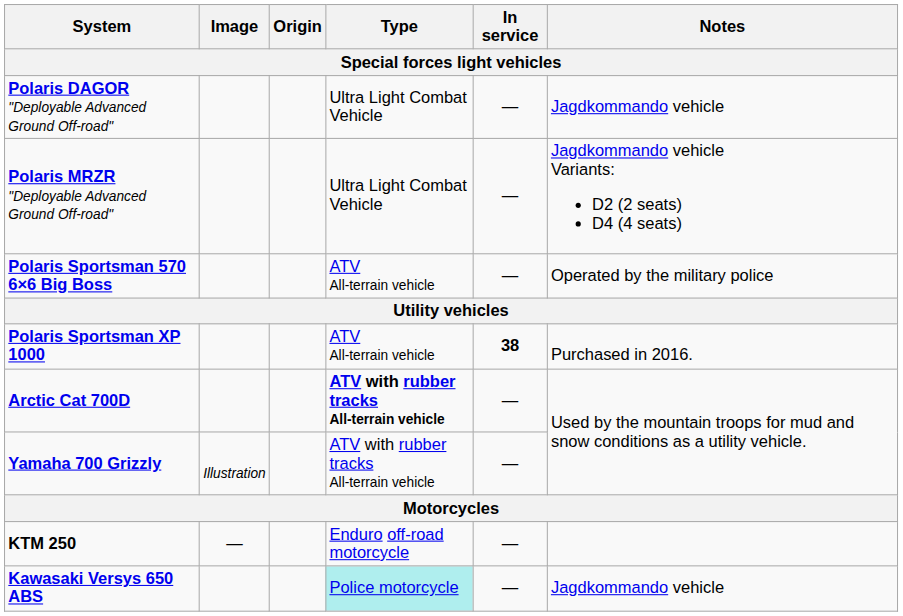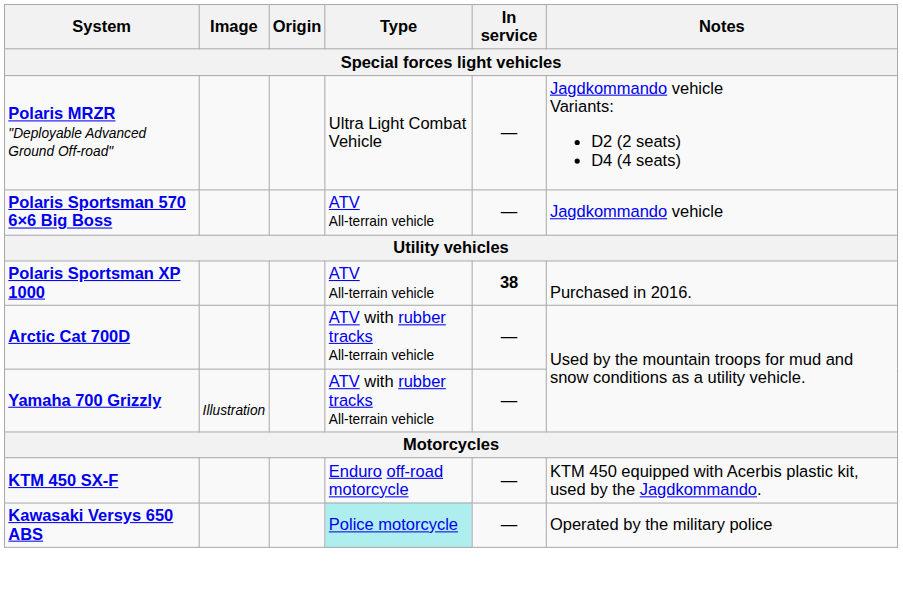- row: (77, 106)
(662, 275) Operated by the military police -> (637, 212) Jagdkommando vehicle
(392, 400) bold -> (387, 337) normal
- row: (42, 543)
+ row: (63, 480)
(637, 588) Jagdkommando vehicle -> (661, 525) Operated by the military police
